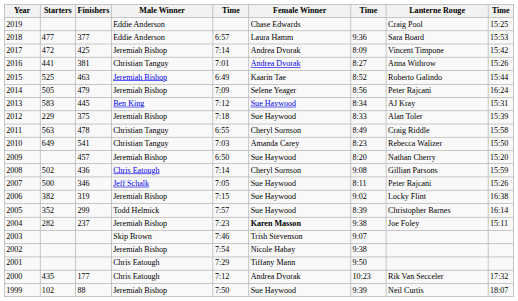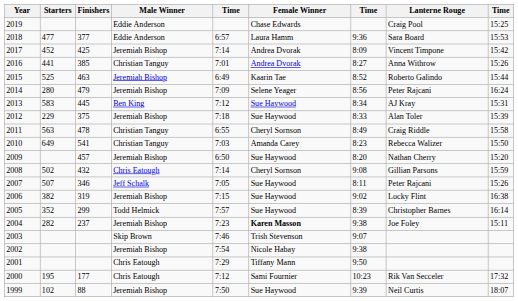(48, 50) 472 -> (48, 50) 452
(84, 64) 381 -> (84, 64) 385
(48, 90) 505 -> (48, 90) 280
(84, 170) 436 -> (84, 170) 432
(48, 183) 500 -> (48, 183) 507
(48, 276) 435 -> (48, 276) 195
(276, 276) Andrea Dvorak -> (274, 276) Sami Fournier
